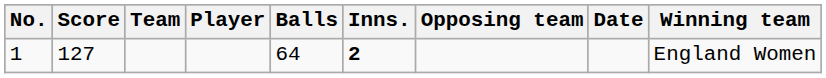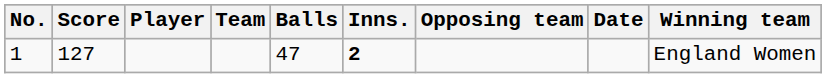columns swapped: (228, 22) <-> (155, 22)
(288, 56) 64 -> (288, 56) 47
